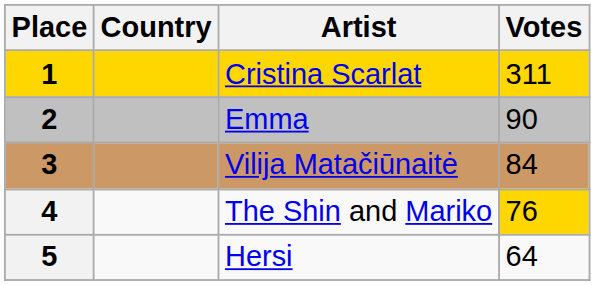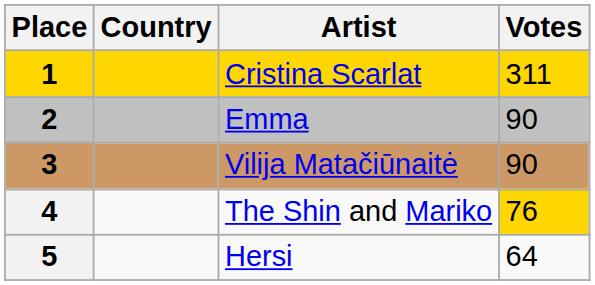(522, 165) 84 -> (522, 165) 90
